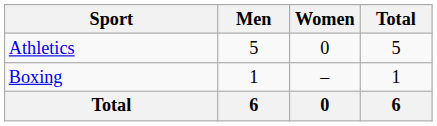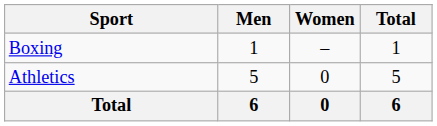rows swapped: (42, 47) <-> (36, 76)
